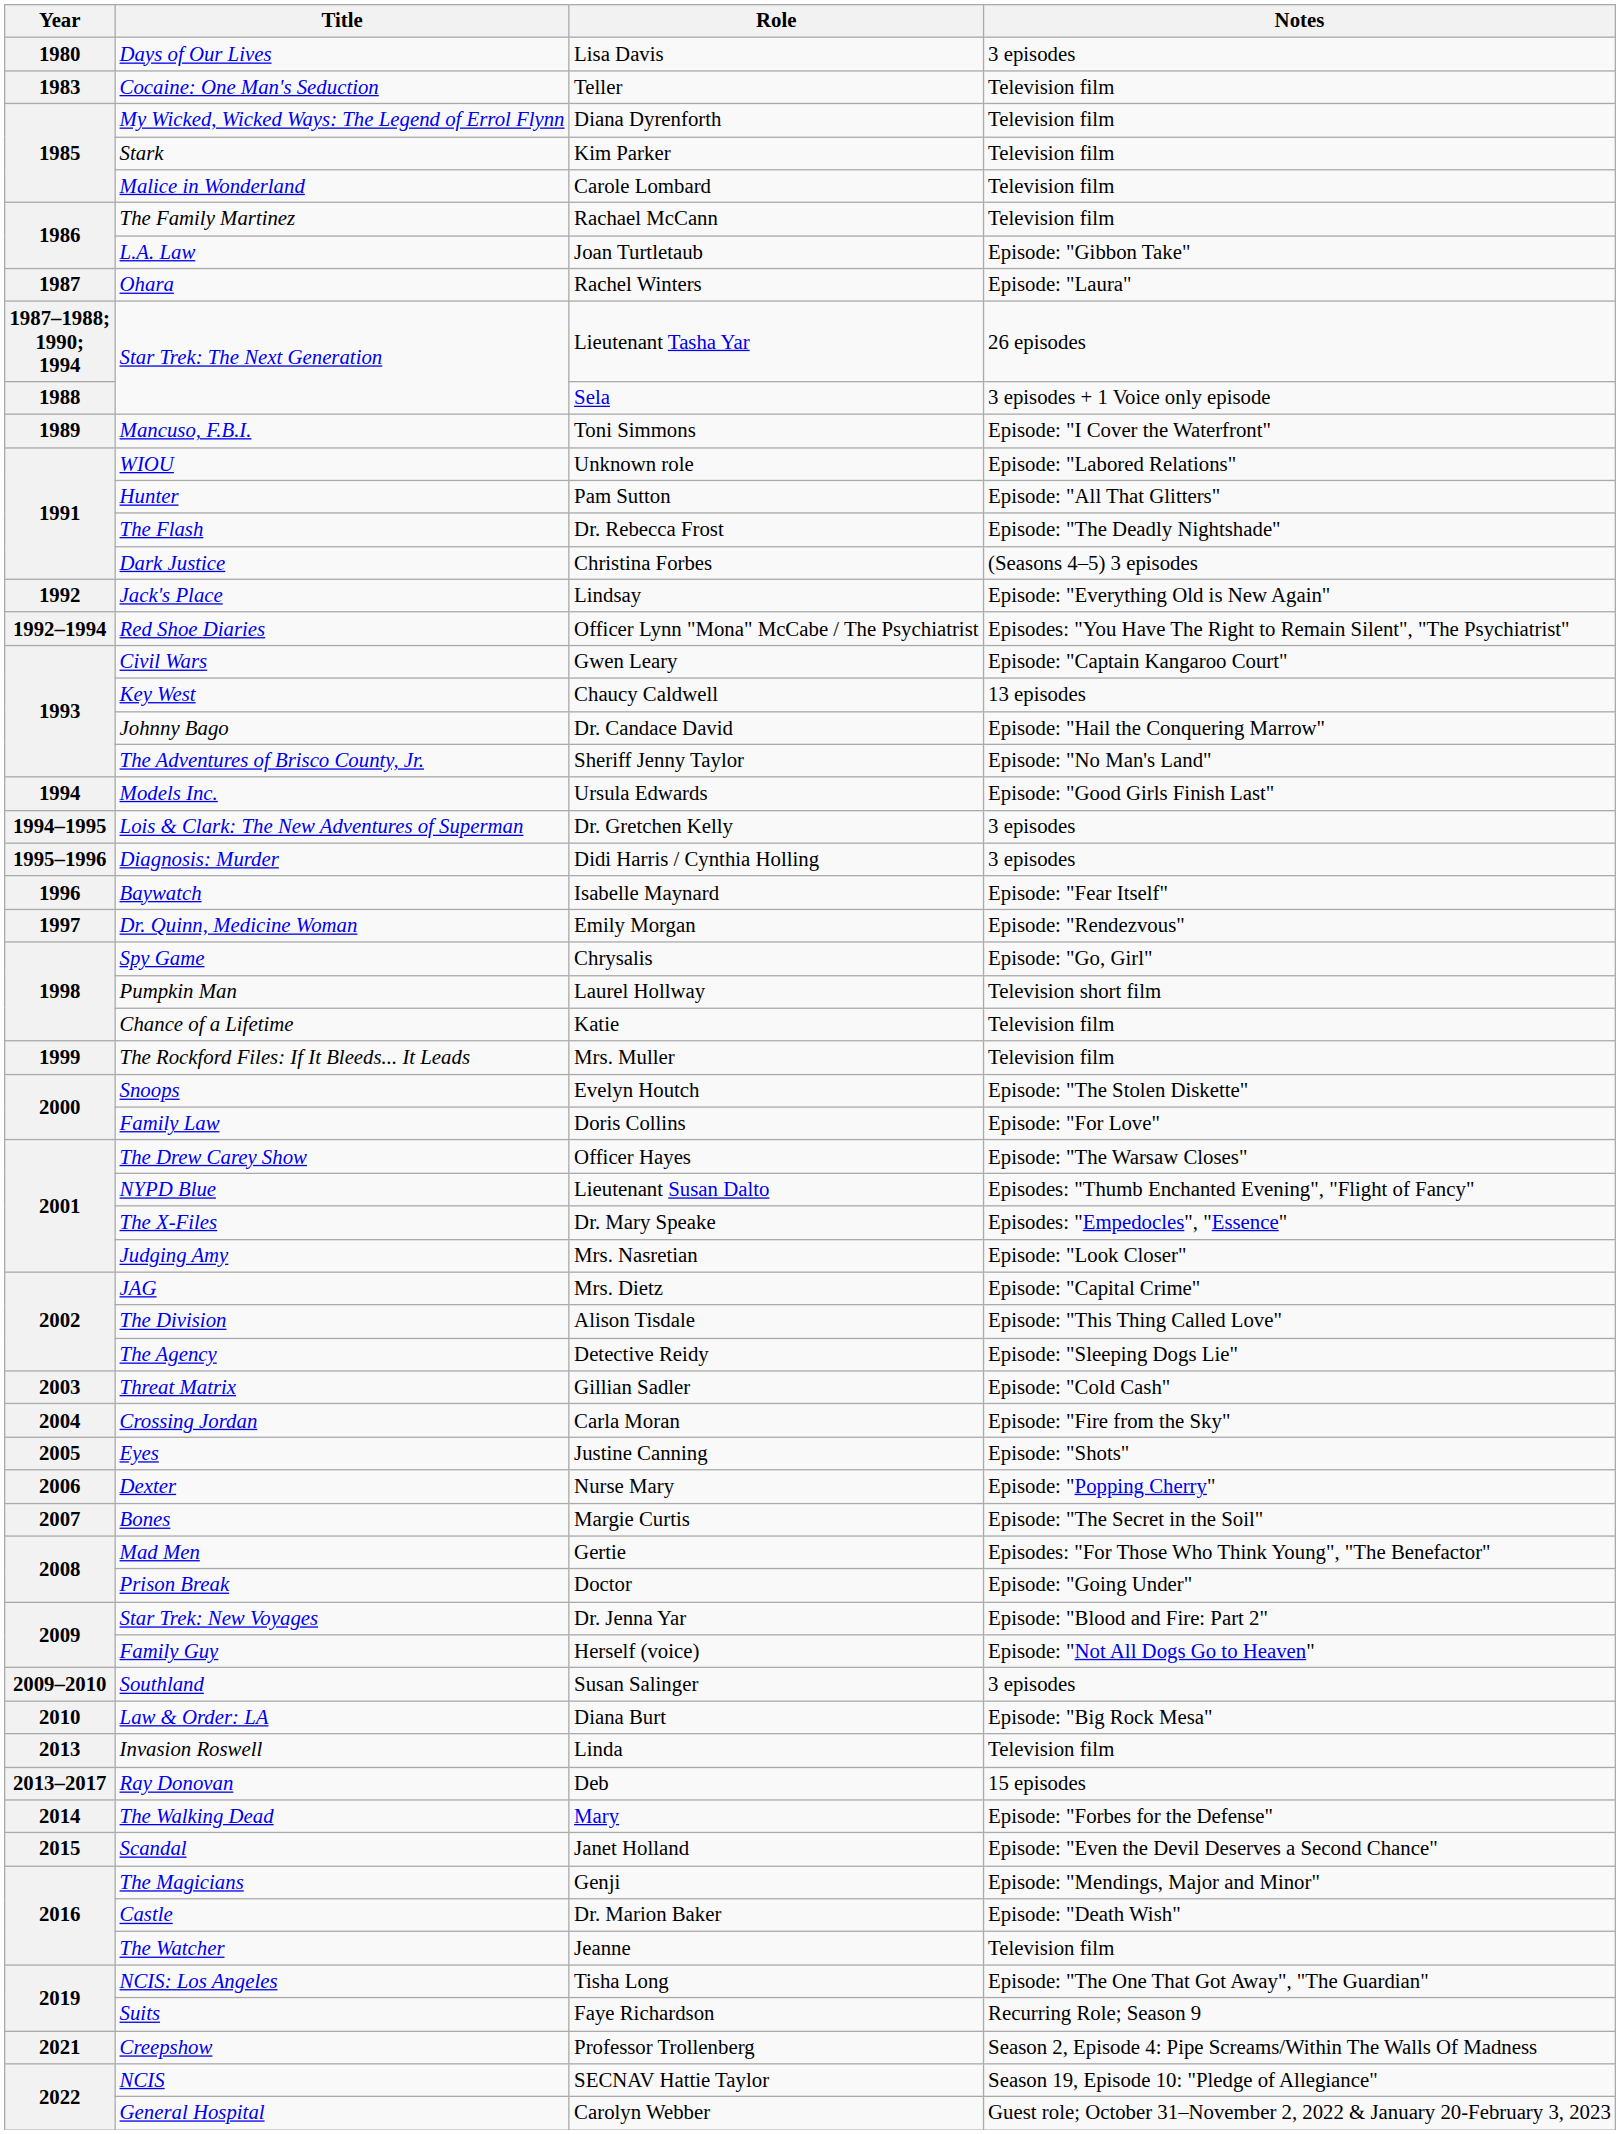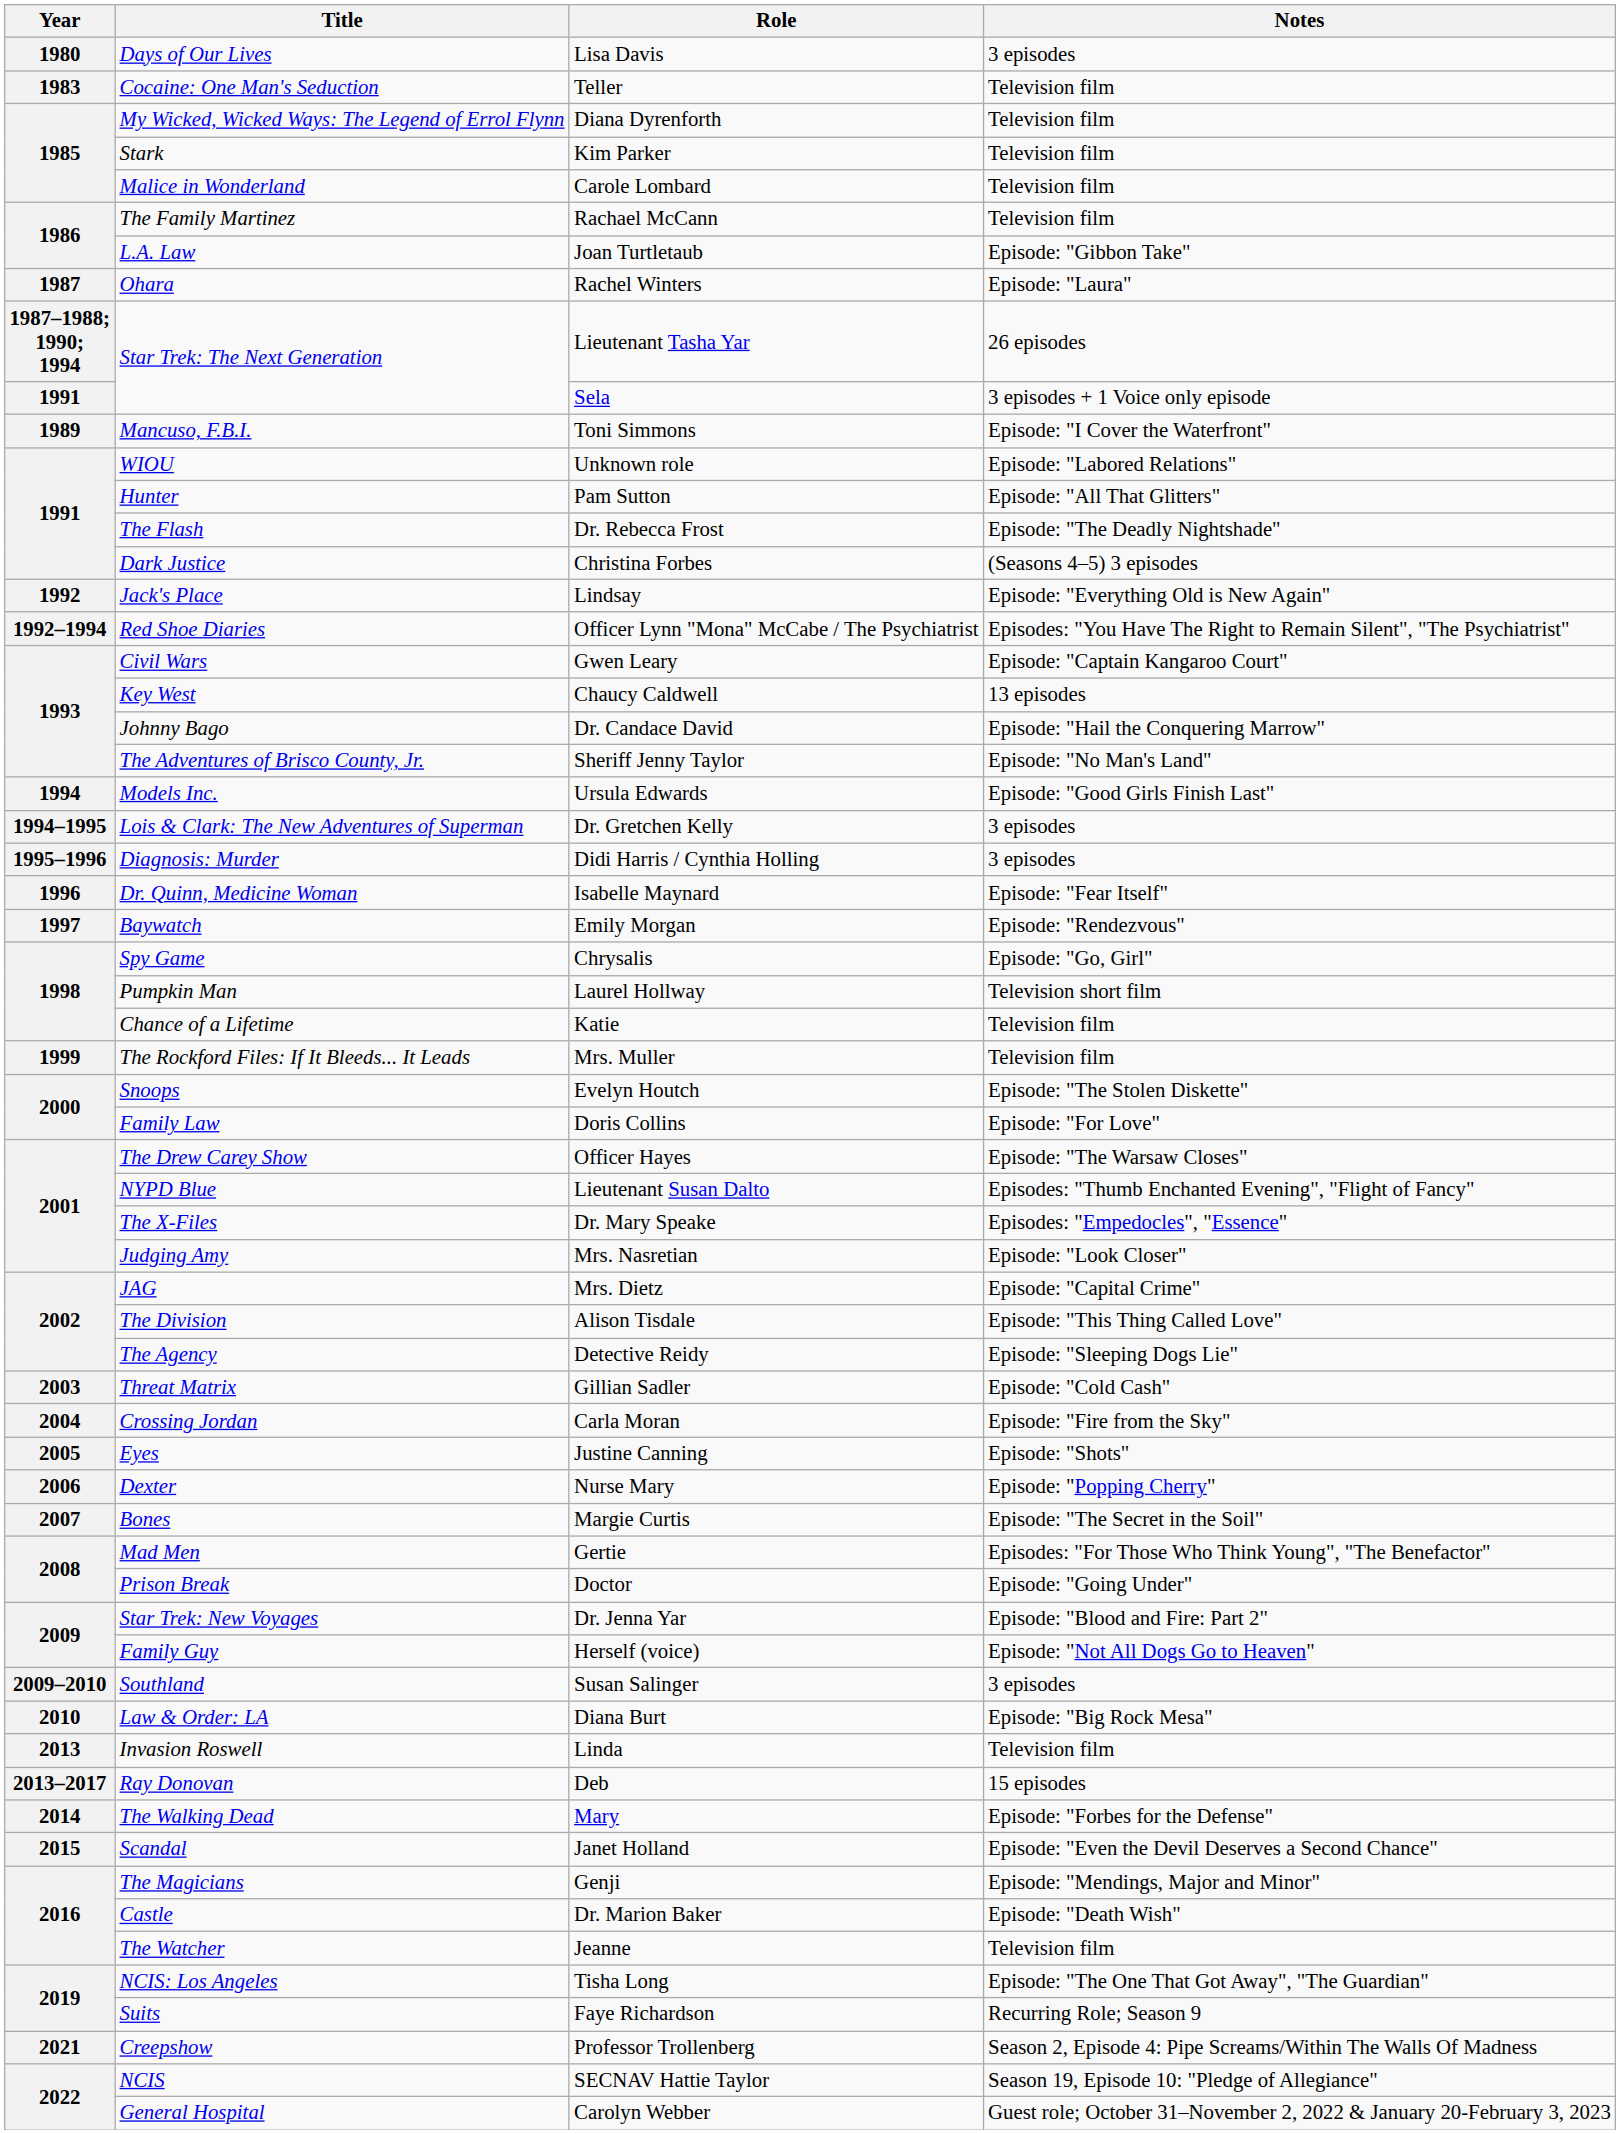(60, 397) 1988 -> (60, 397) 1991
(161, 892) Baywatch -> (238, 892) Dr. Quinn, Medicine Woman
(238, 925) Dr. Quinn, Medicine Woman -> (161, 925) Baywatch
